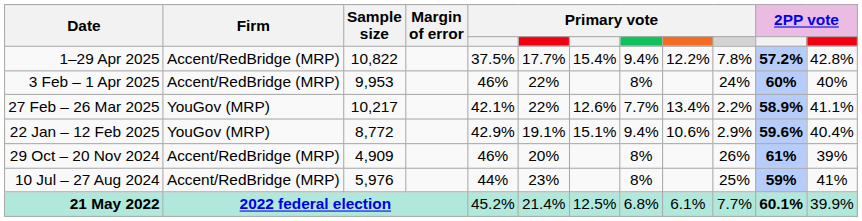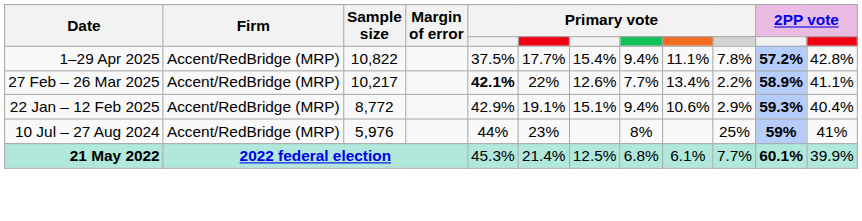(688, 59) 12.2% -> (688, 59) 11.1%
- row: (94, 83)
(218, 107) YouGov (MRP) -> (253, 83) Accent/RedBridge (MRP)
(493, 107) normal -> (493, 83) bold
(218, 132) YouGov (MRP) -> (253, 107) Accent/RedBridge (MRP)
(781, 132) 59.6% -> (781, 107) 59.3%
- row: (85, 156)
(493, 205) 45.2% -> (493, 156) 45.3%
